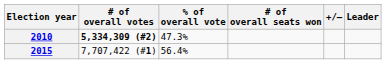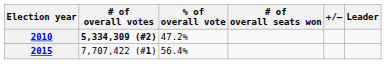(174, 37) 47.3% -> (174, 37) 47.2%
